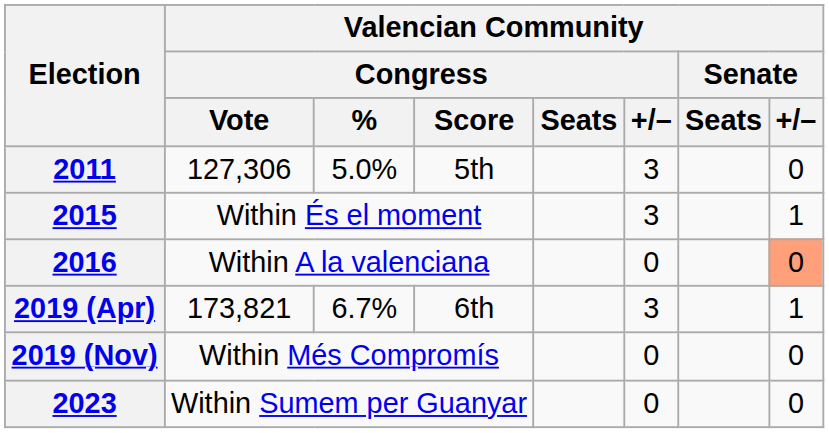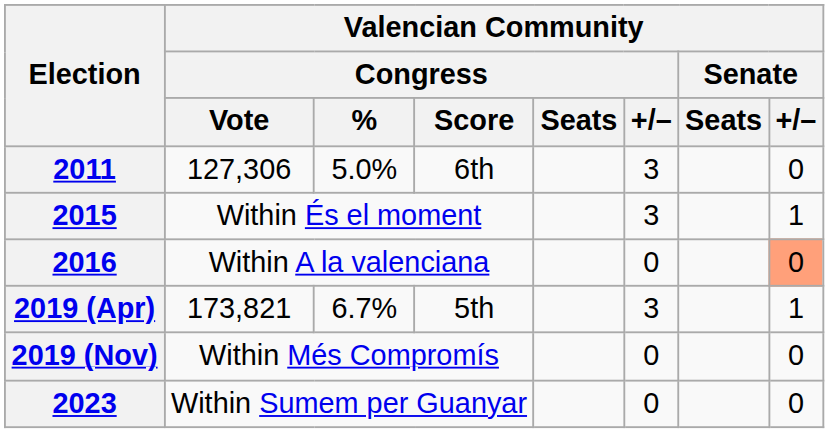(474, 167) 5th -> (474, 167) 6th
(474, 308) 6th -> (474, 308) 5th
